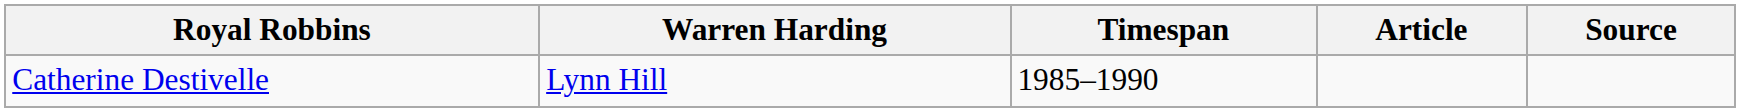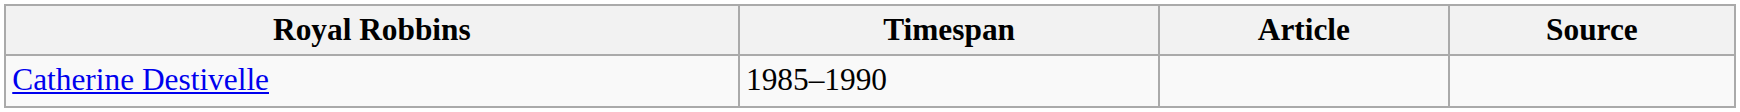- column: (775, 29)
